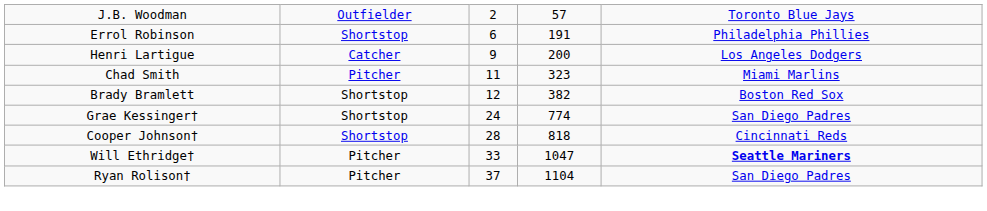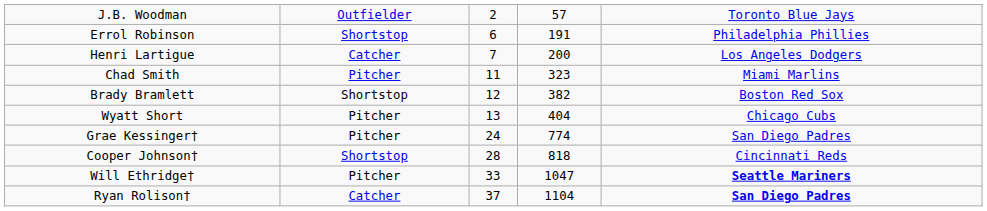(493, 55) 9 -> (493, 55) 7
+ row: (142, 115)
(374, 115) Shortstop -> (374, 135) Pitcher
(374, 176) Pitcher -> (374, 196) Catcher
(791, 176) normal -> (791, 196) bold
